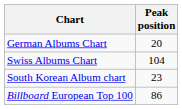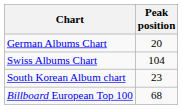(157, 95) 86 -> (157, 95) 68
